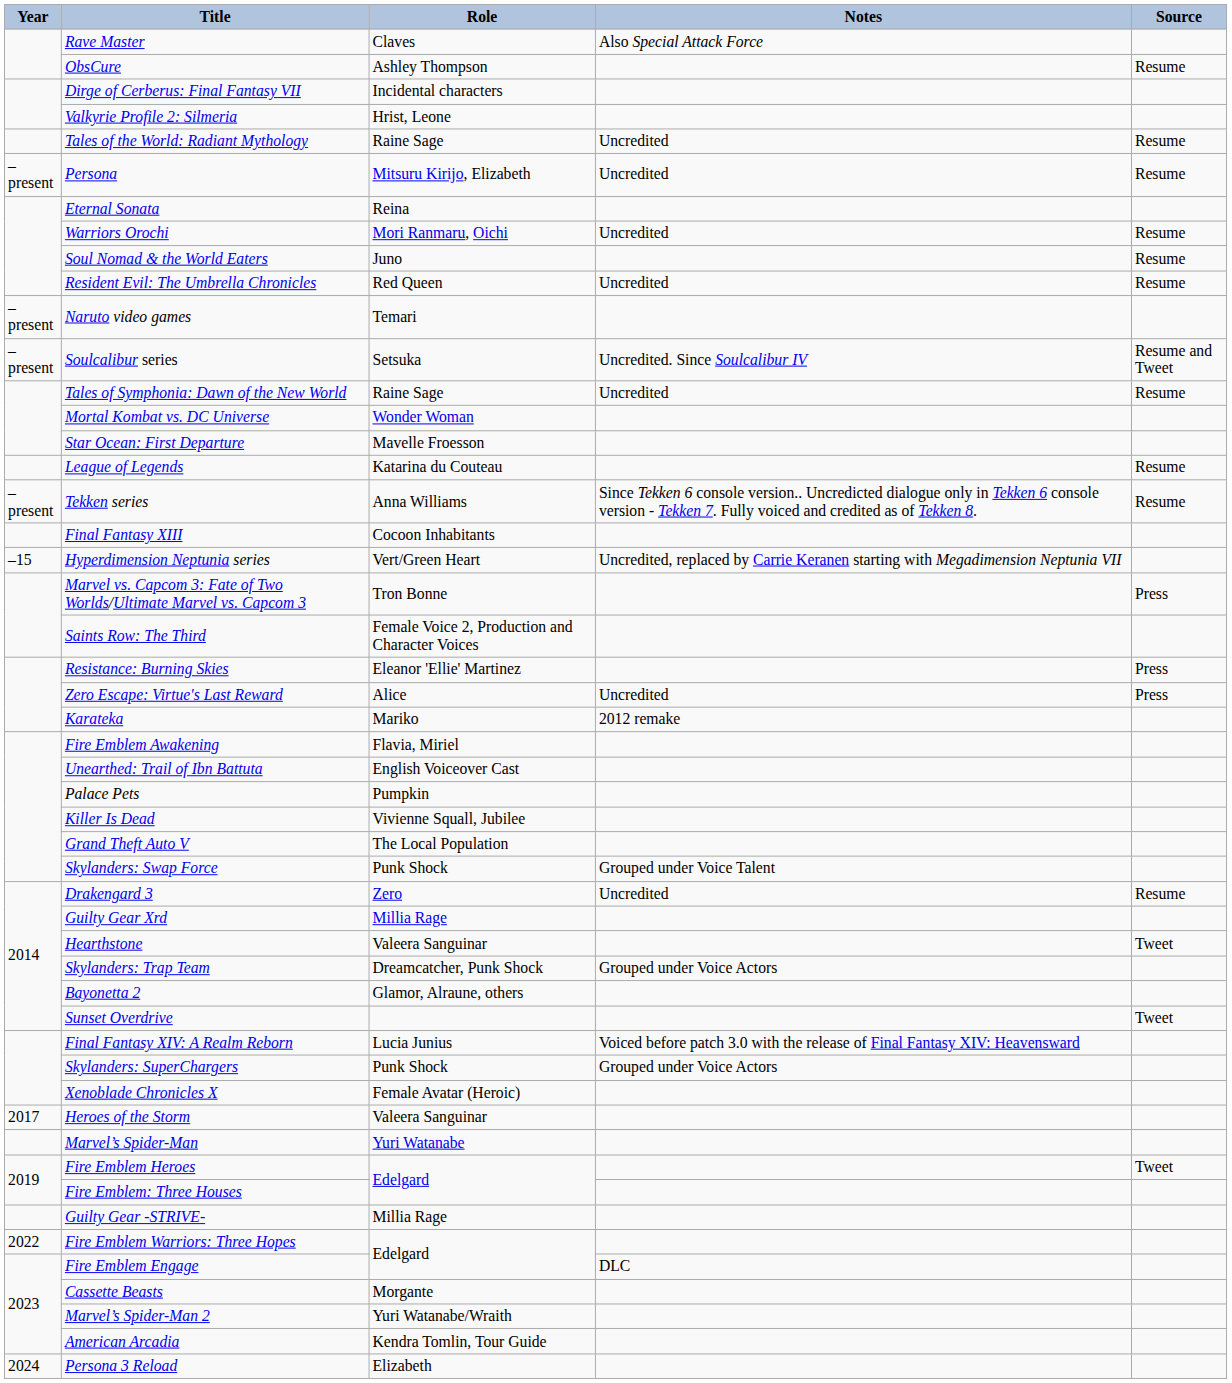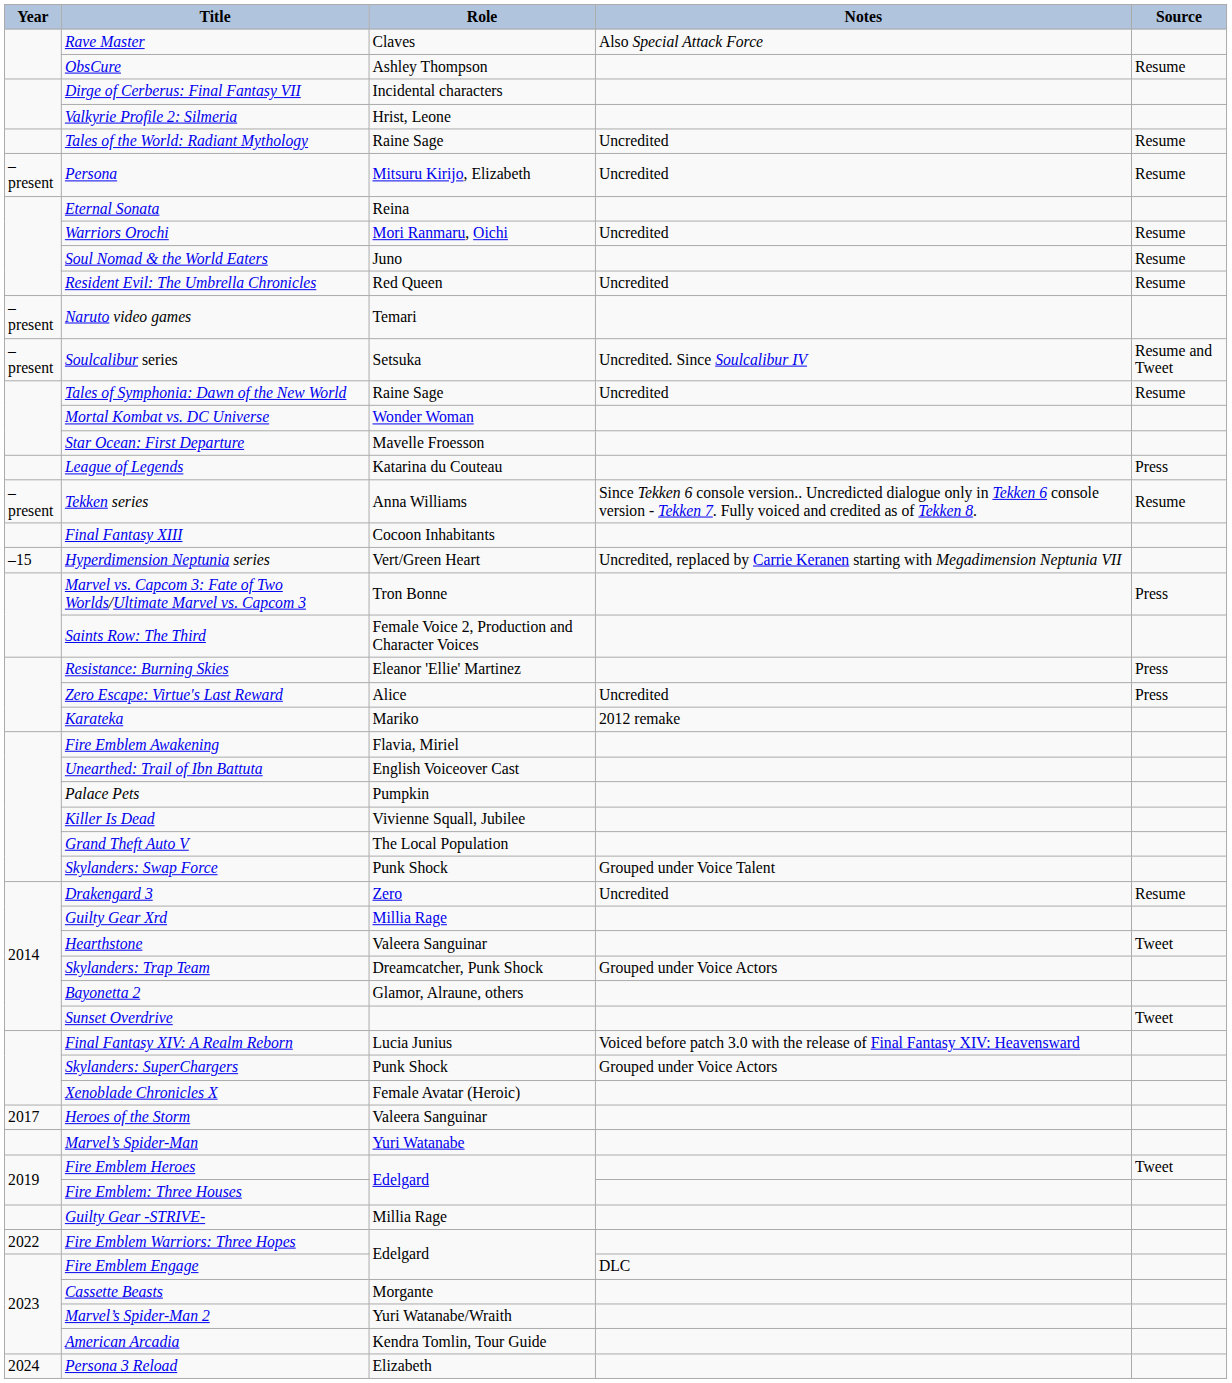(1160, 467) Resume -> (1152, 467) Press
